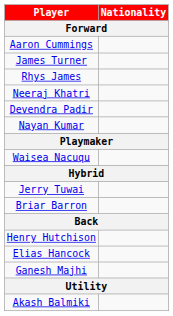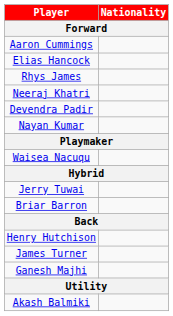rows swapped: (51, 254) <-> (51, 61)
